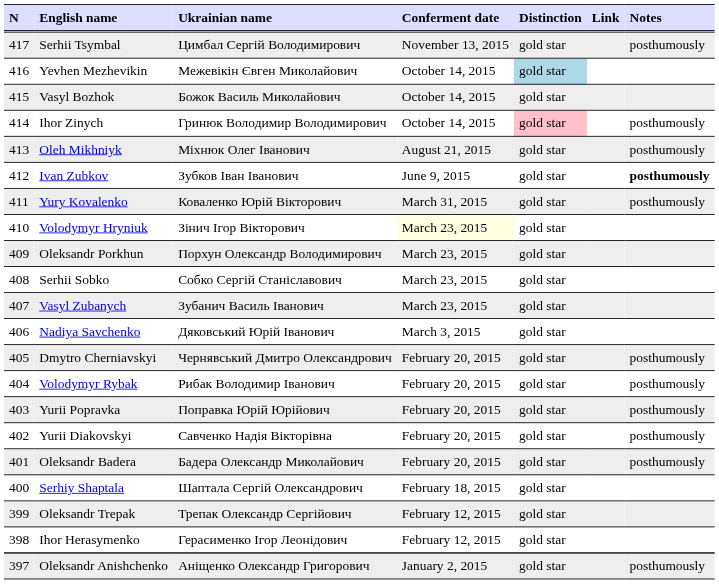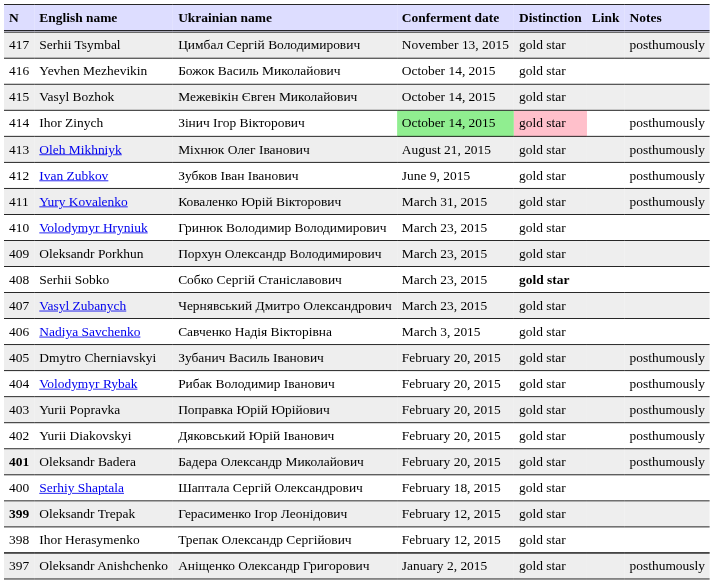(268, 71) Межевікін Євген Миколайович -> (259, 71) Божок Василь Миколайович
(542, 71) lightblue background -> (542, 71) no background
(259, 97) Божок Василь Миколайович -> (268, 97) Межевікін Євген Миколайович
(282, 123) Гринюк Володимир Володимирович -> (241, 123) Зінич Ігор Вікторович
(449, 123) no background -> (449, 123) lightgreen background
(670, 175) bold -> (667, 175) normal
(241, 227) Зінич Ігор Вікторович -> (282, 227) Гринюк Володимир Володимирович
(445, 227) lightyellow background -> (445, 227) no background
(542, 279) normal -> (544, 279) bold
(251, 305) Зубанич Василь Іванович -> (285, 305) Чернявський Дмитро Олександрович
(256, 331) Дяковський Юрій Іванович -> (255, 331) Савченко Надія Вікторівна
(285, 357) Чернявський Дмитро Олександрович -> (251, 357) Зубанич Василь Іванович
(255, 435) Савченко Надія Вікторівна -> (256, 435) Дяковський Юрій Іванович
(19, 461) normal -> (19, 461) bold
(19, 513) normal -> (19, 513) bold
(265, 513) Трепак Олександр Сергійович -> (263, 513) Герасименко Ігор Леонідович
(263, 539) Герасименко Ігор Леонідович -> (265, 539) Трепак Олександр Сергійович
